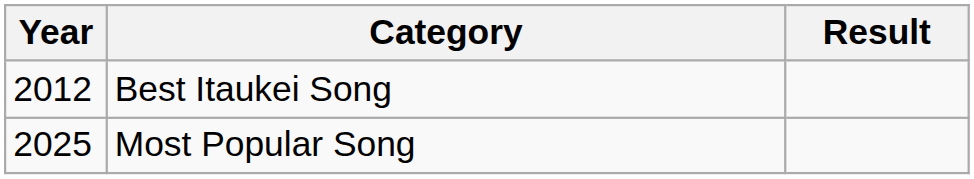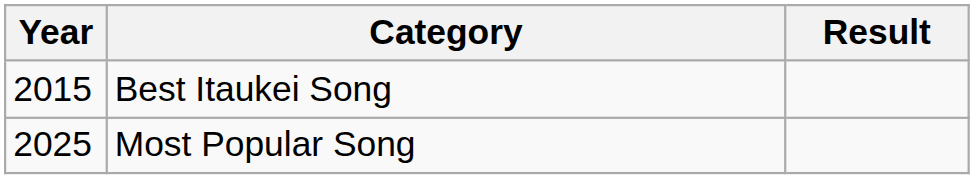(53, 88) 2012 -> (53, 88) 2015
